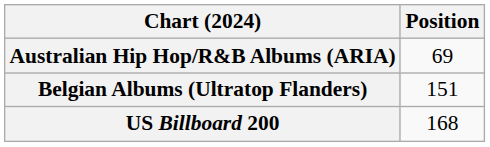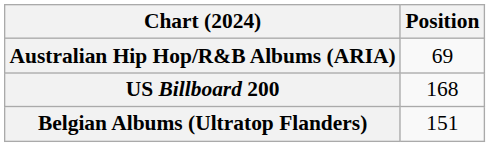rows swapped: (203, 89) <-> (203, 123)
